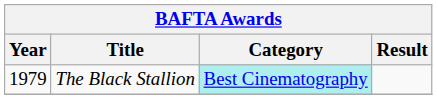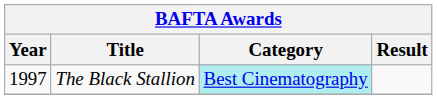(28, 79) 1979 -> (28, 79) 1997
